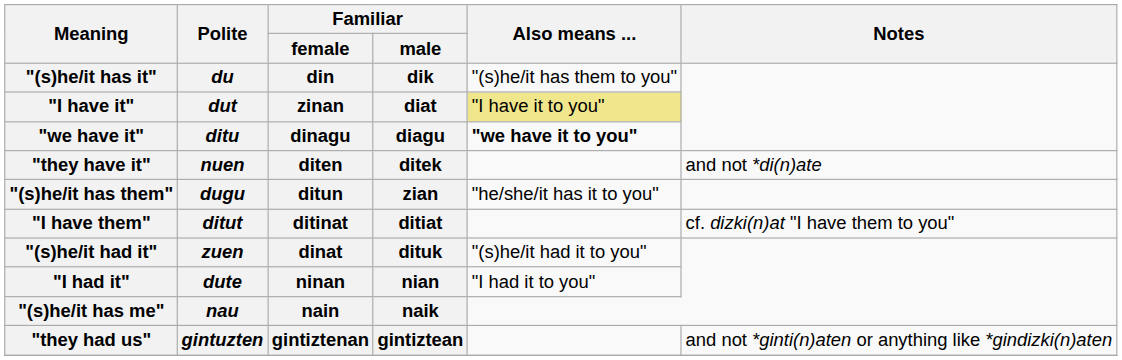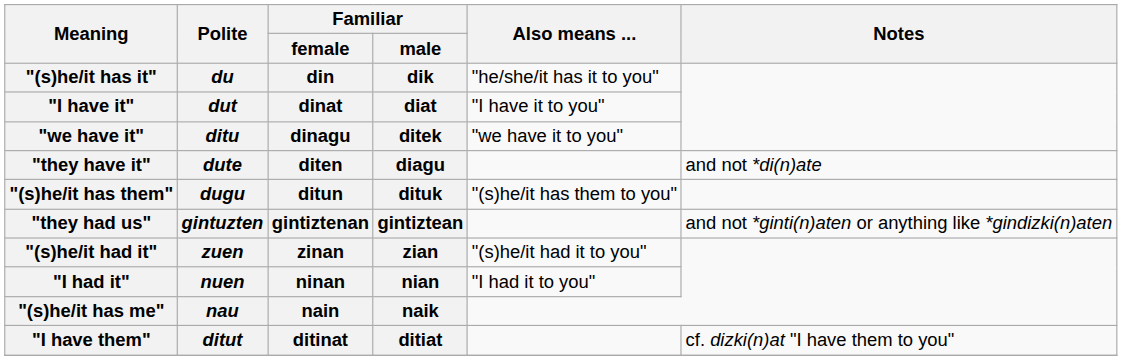(574, 77) "(s)he/it has them to you" -> (565, 77) "he/she/it has it to you"
(320, 106) zinan -> (320, 106) dinat
(538, 106) khaki background -> (538, 106) no background
(420, 135) diagu -> (420, 135) ditek
(555, 135) bold -> (547, 135) normal
(222, 164) nuen -> (222, 164) dute
(420, 164) ditek -> (420, 164) diagu
(420, 194) zian -> (420, 194) dituk
(565, 194) "he/she/it has it to you" -> (574, 194) "(s)he/it has them to you"
rows swapped: (91, 223) <-> (91, 340)
(320, 252) dinat -> (320, 252) zinan
(420, 252) dituk -> (420, 252) zian
(222, 281) dute -> (222, 281) nuen
